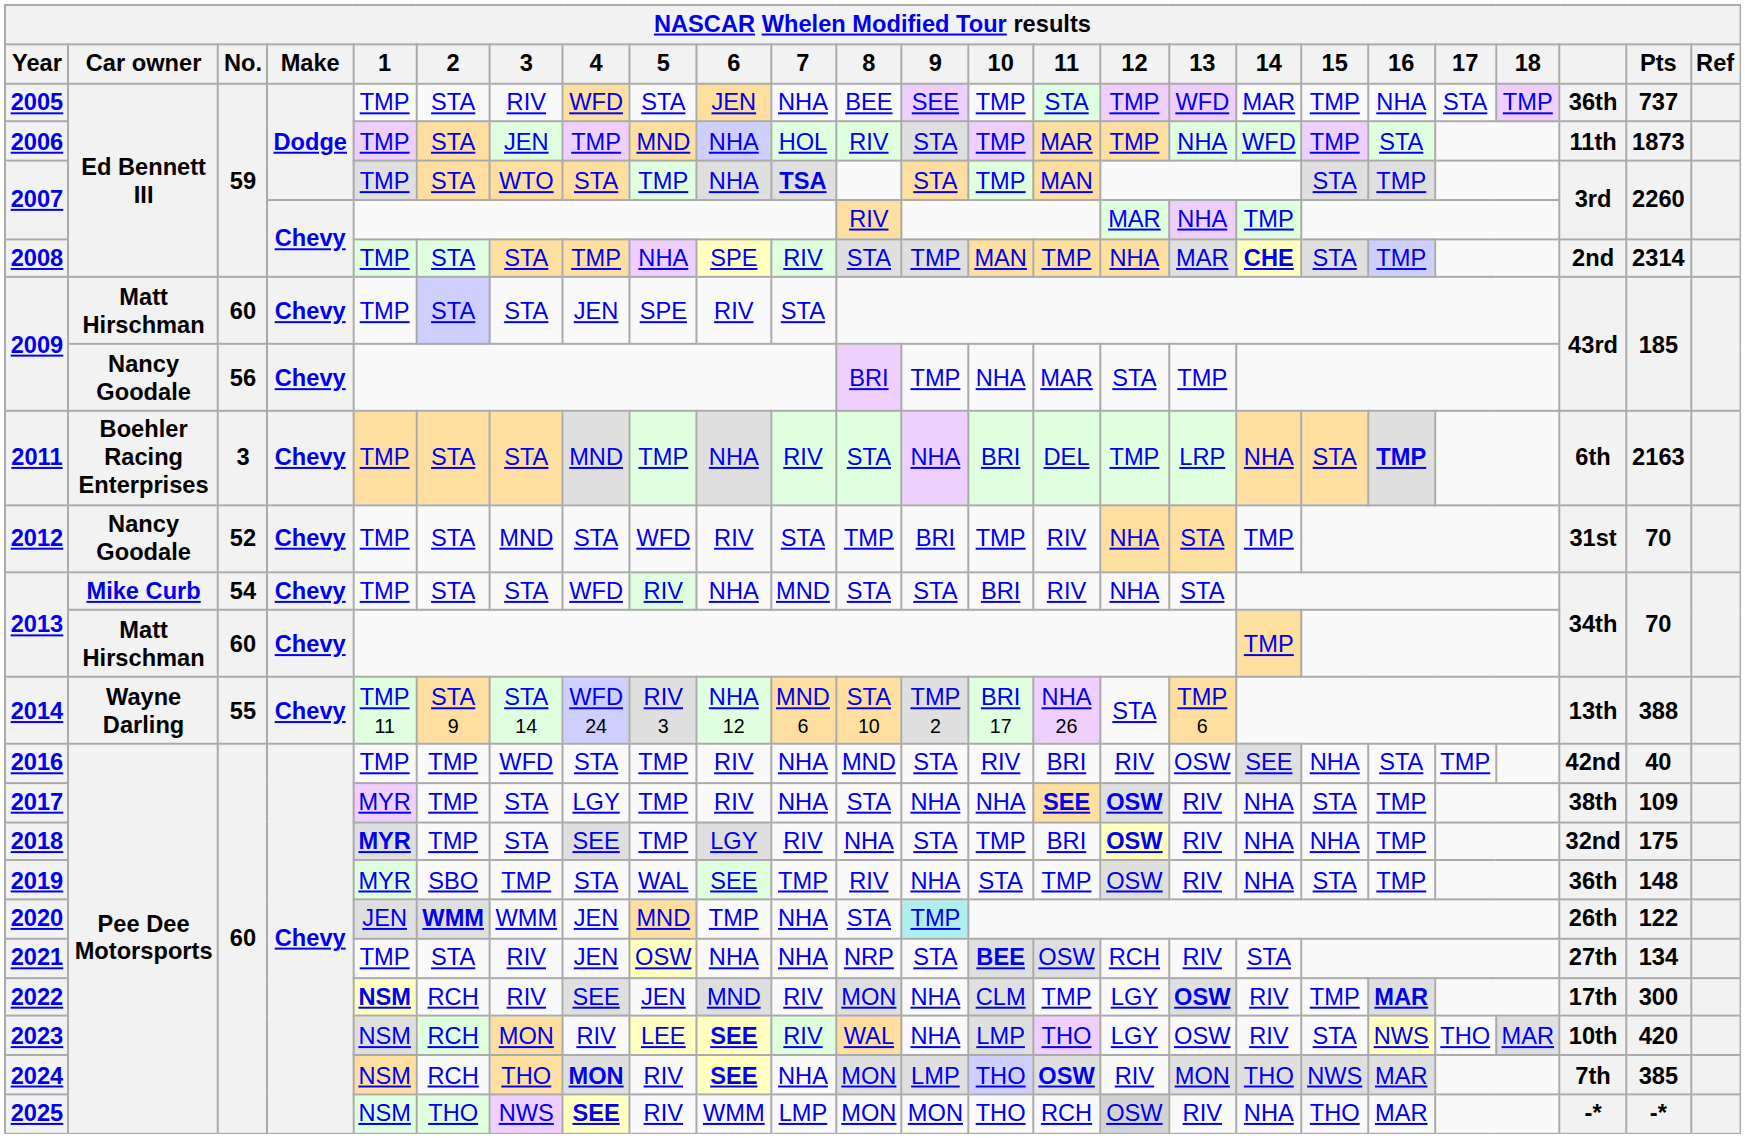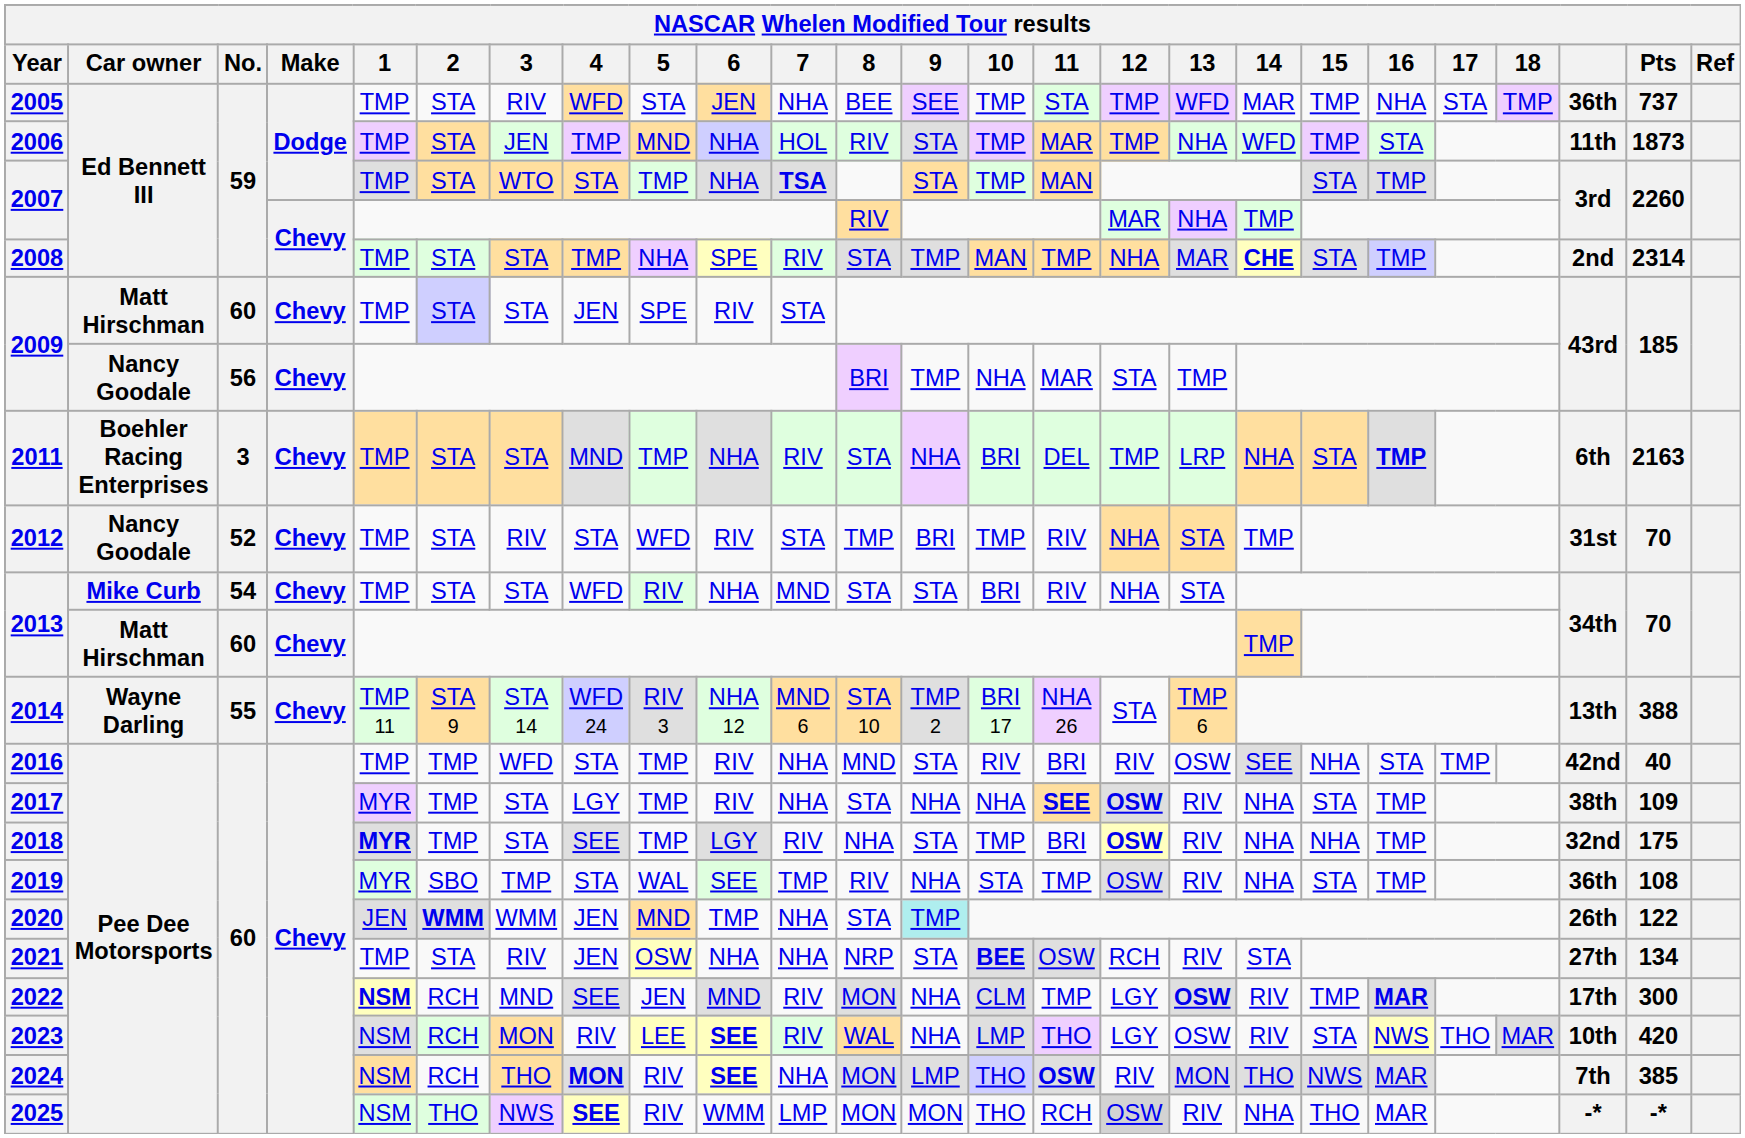(526, 538) MND -> (526, 538) RIV
(1658, 880) 148 -> (1658, 880) 108
(526, 997) RIV -> (526, 997) MND
